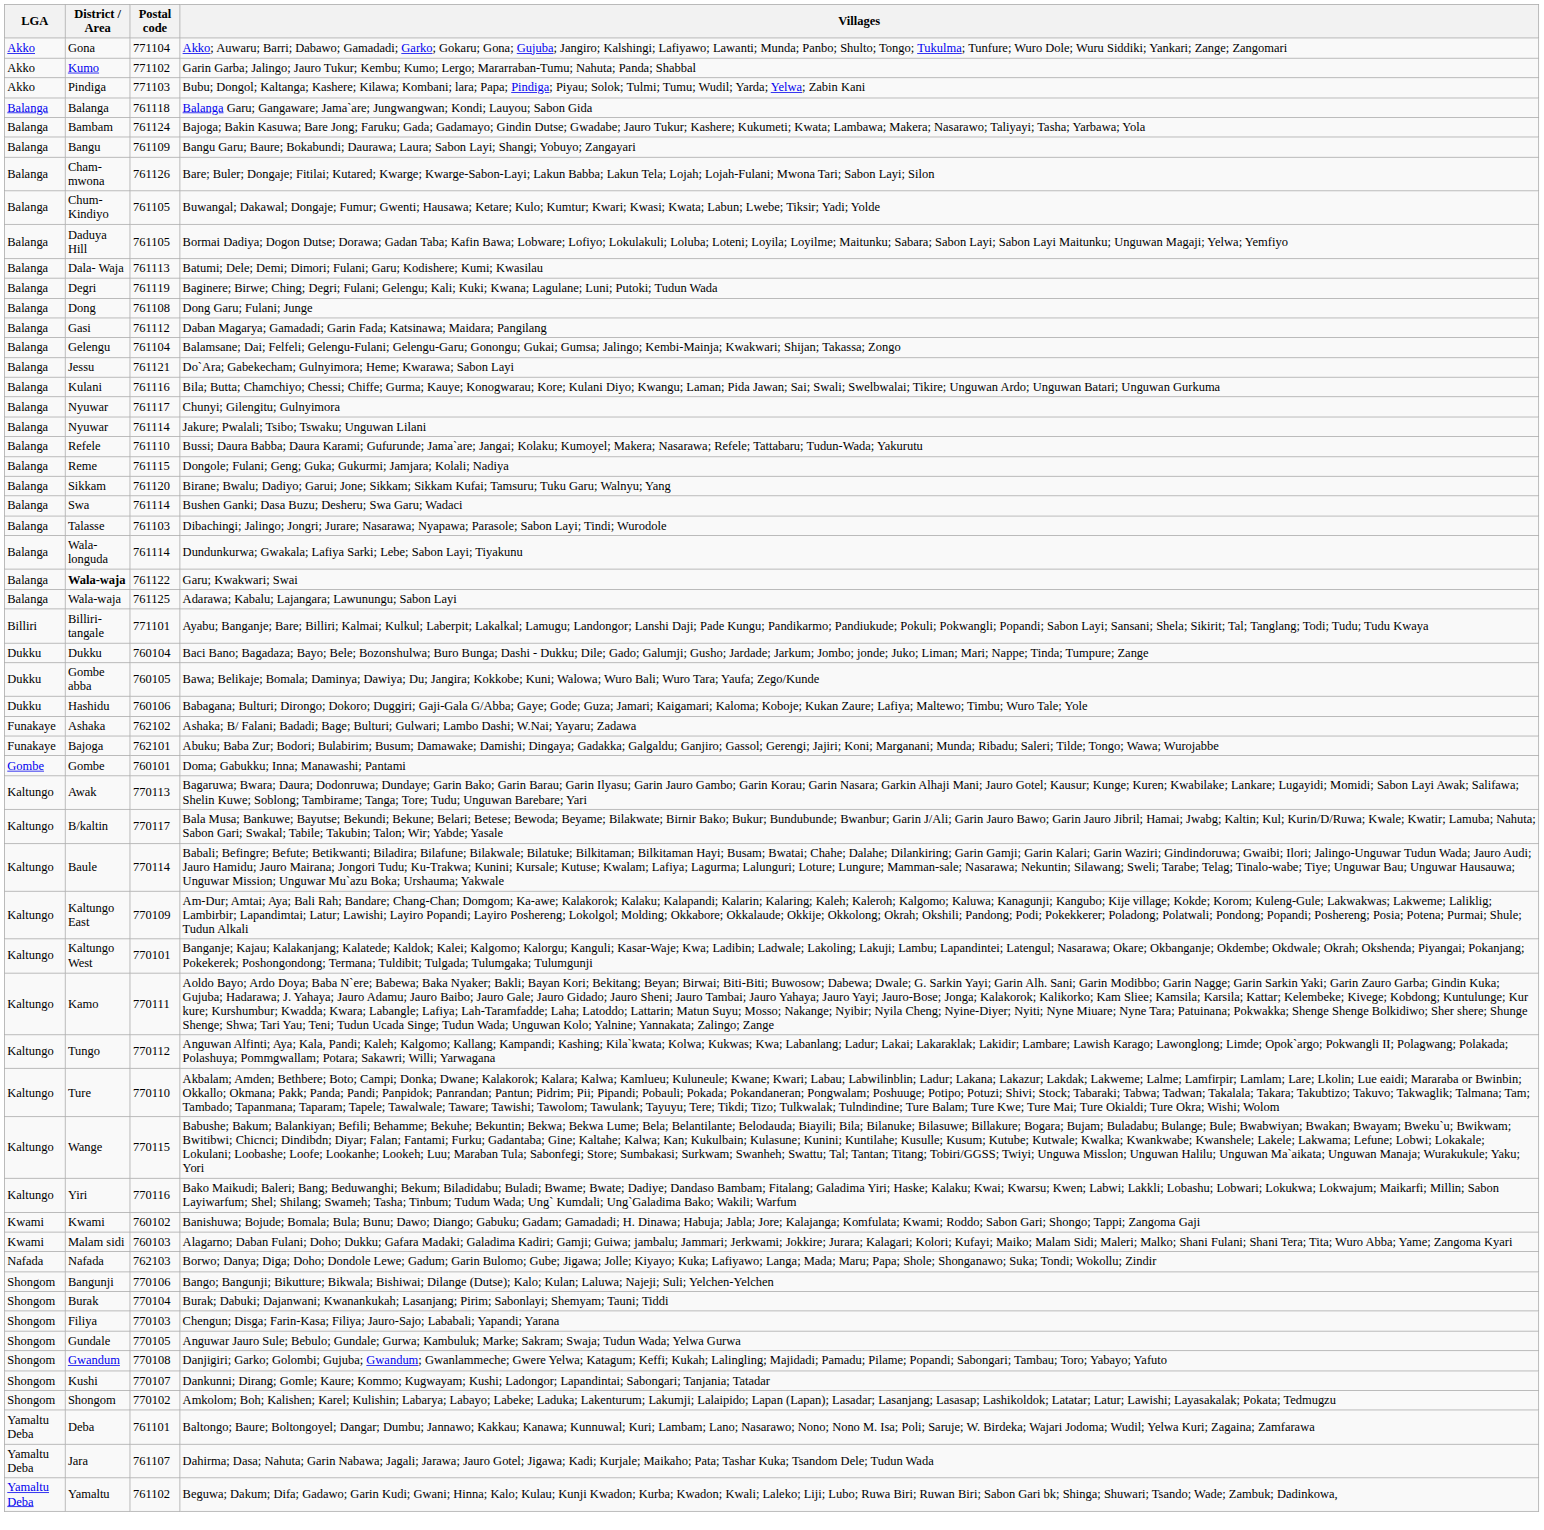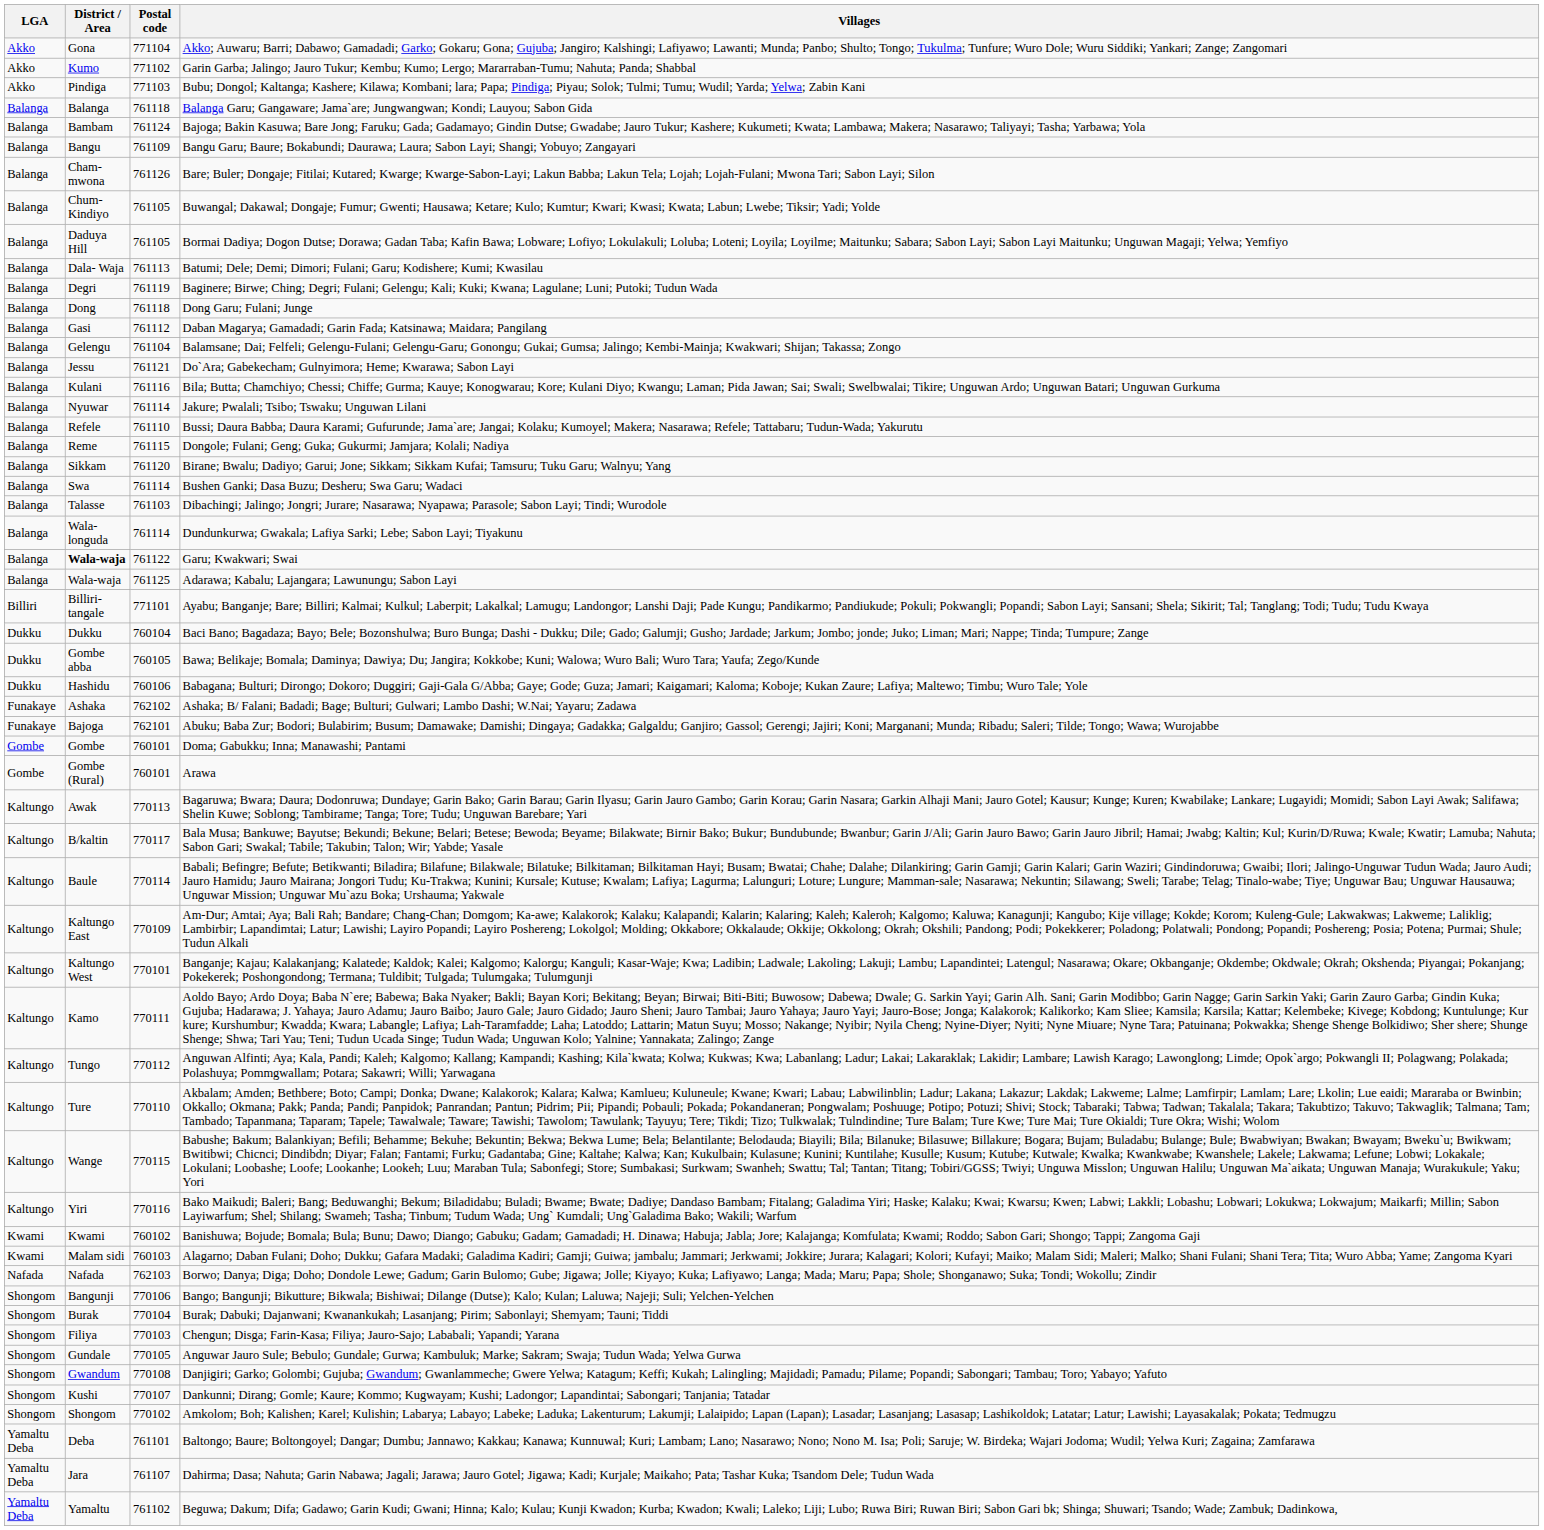(152, 308) 761108 -> (151, 308) 761118
- row: (261, 407)
+ row: (199, 772)
